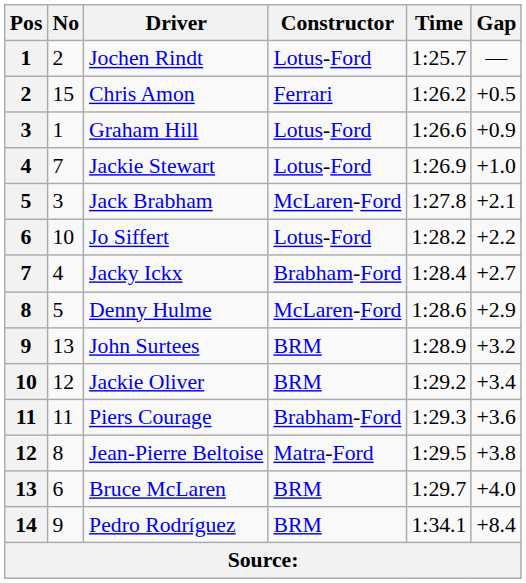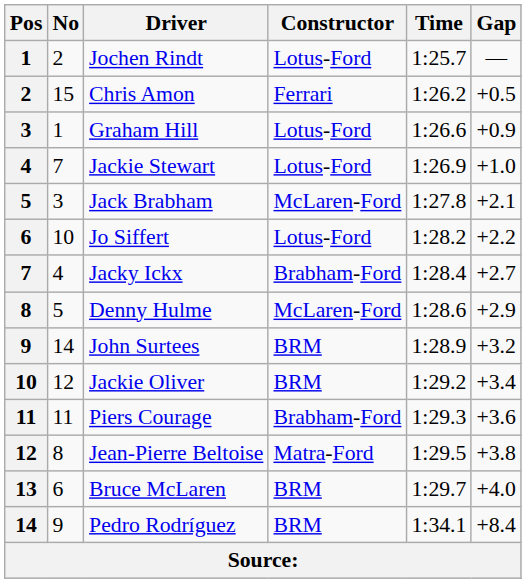(63, 345) 13 -> (63, 345) 14
